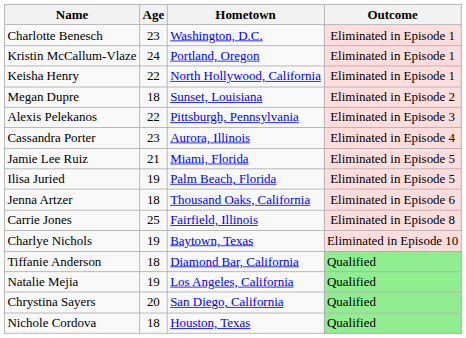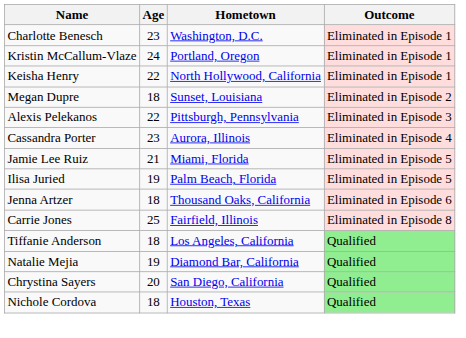- row: (50, 240)
(234, 261) Diamond Bar, California -> (232, 240) Los Angeles, California
(232, 281) Los Angeles, California -> (234, 261) Diamond Bar, California
